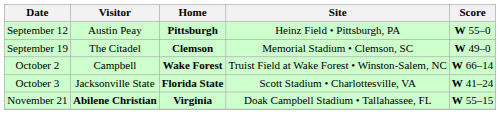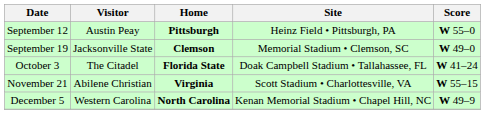(115, 48) The Citadel -> (113, 48) Jacksonville State
- row: (37, 65)
(115, 83) Jacksonville State -> (113, 65) The Citadel
(338, 83) Scott Stadium • Charlottesville, VA -> (333, 65) Doak Campbell Stadium • Tallahassee, FL
(115, 100) bold -> (113, 83) normal
(338, 100) Doak Campbell Stadium • Tallahassee, FL -> (333, 83) Scott Stadium • Charlottesville, VA
+ row: (37, 100)
